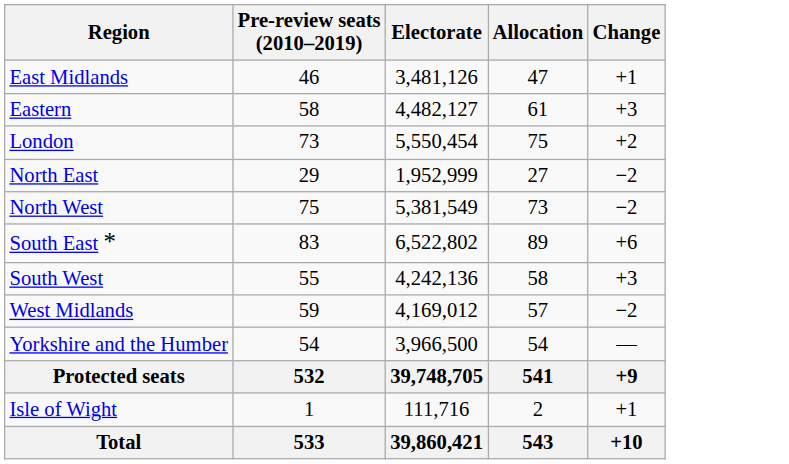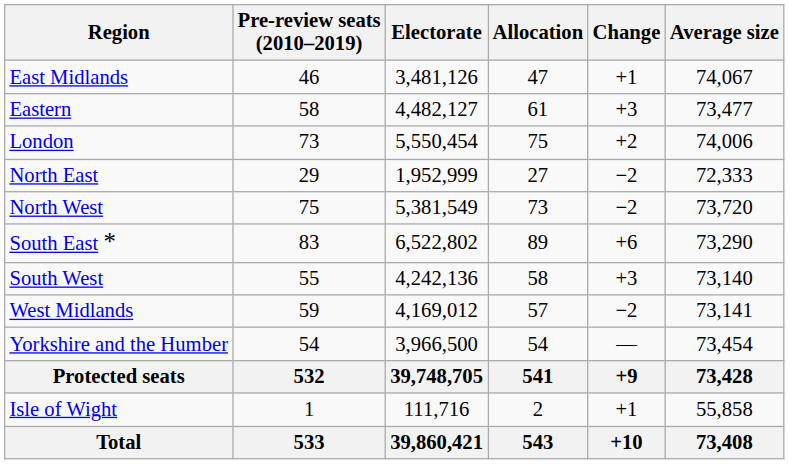+ column: (724, 32)
